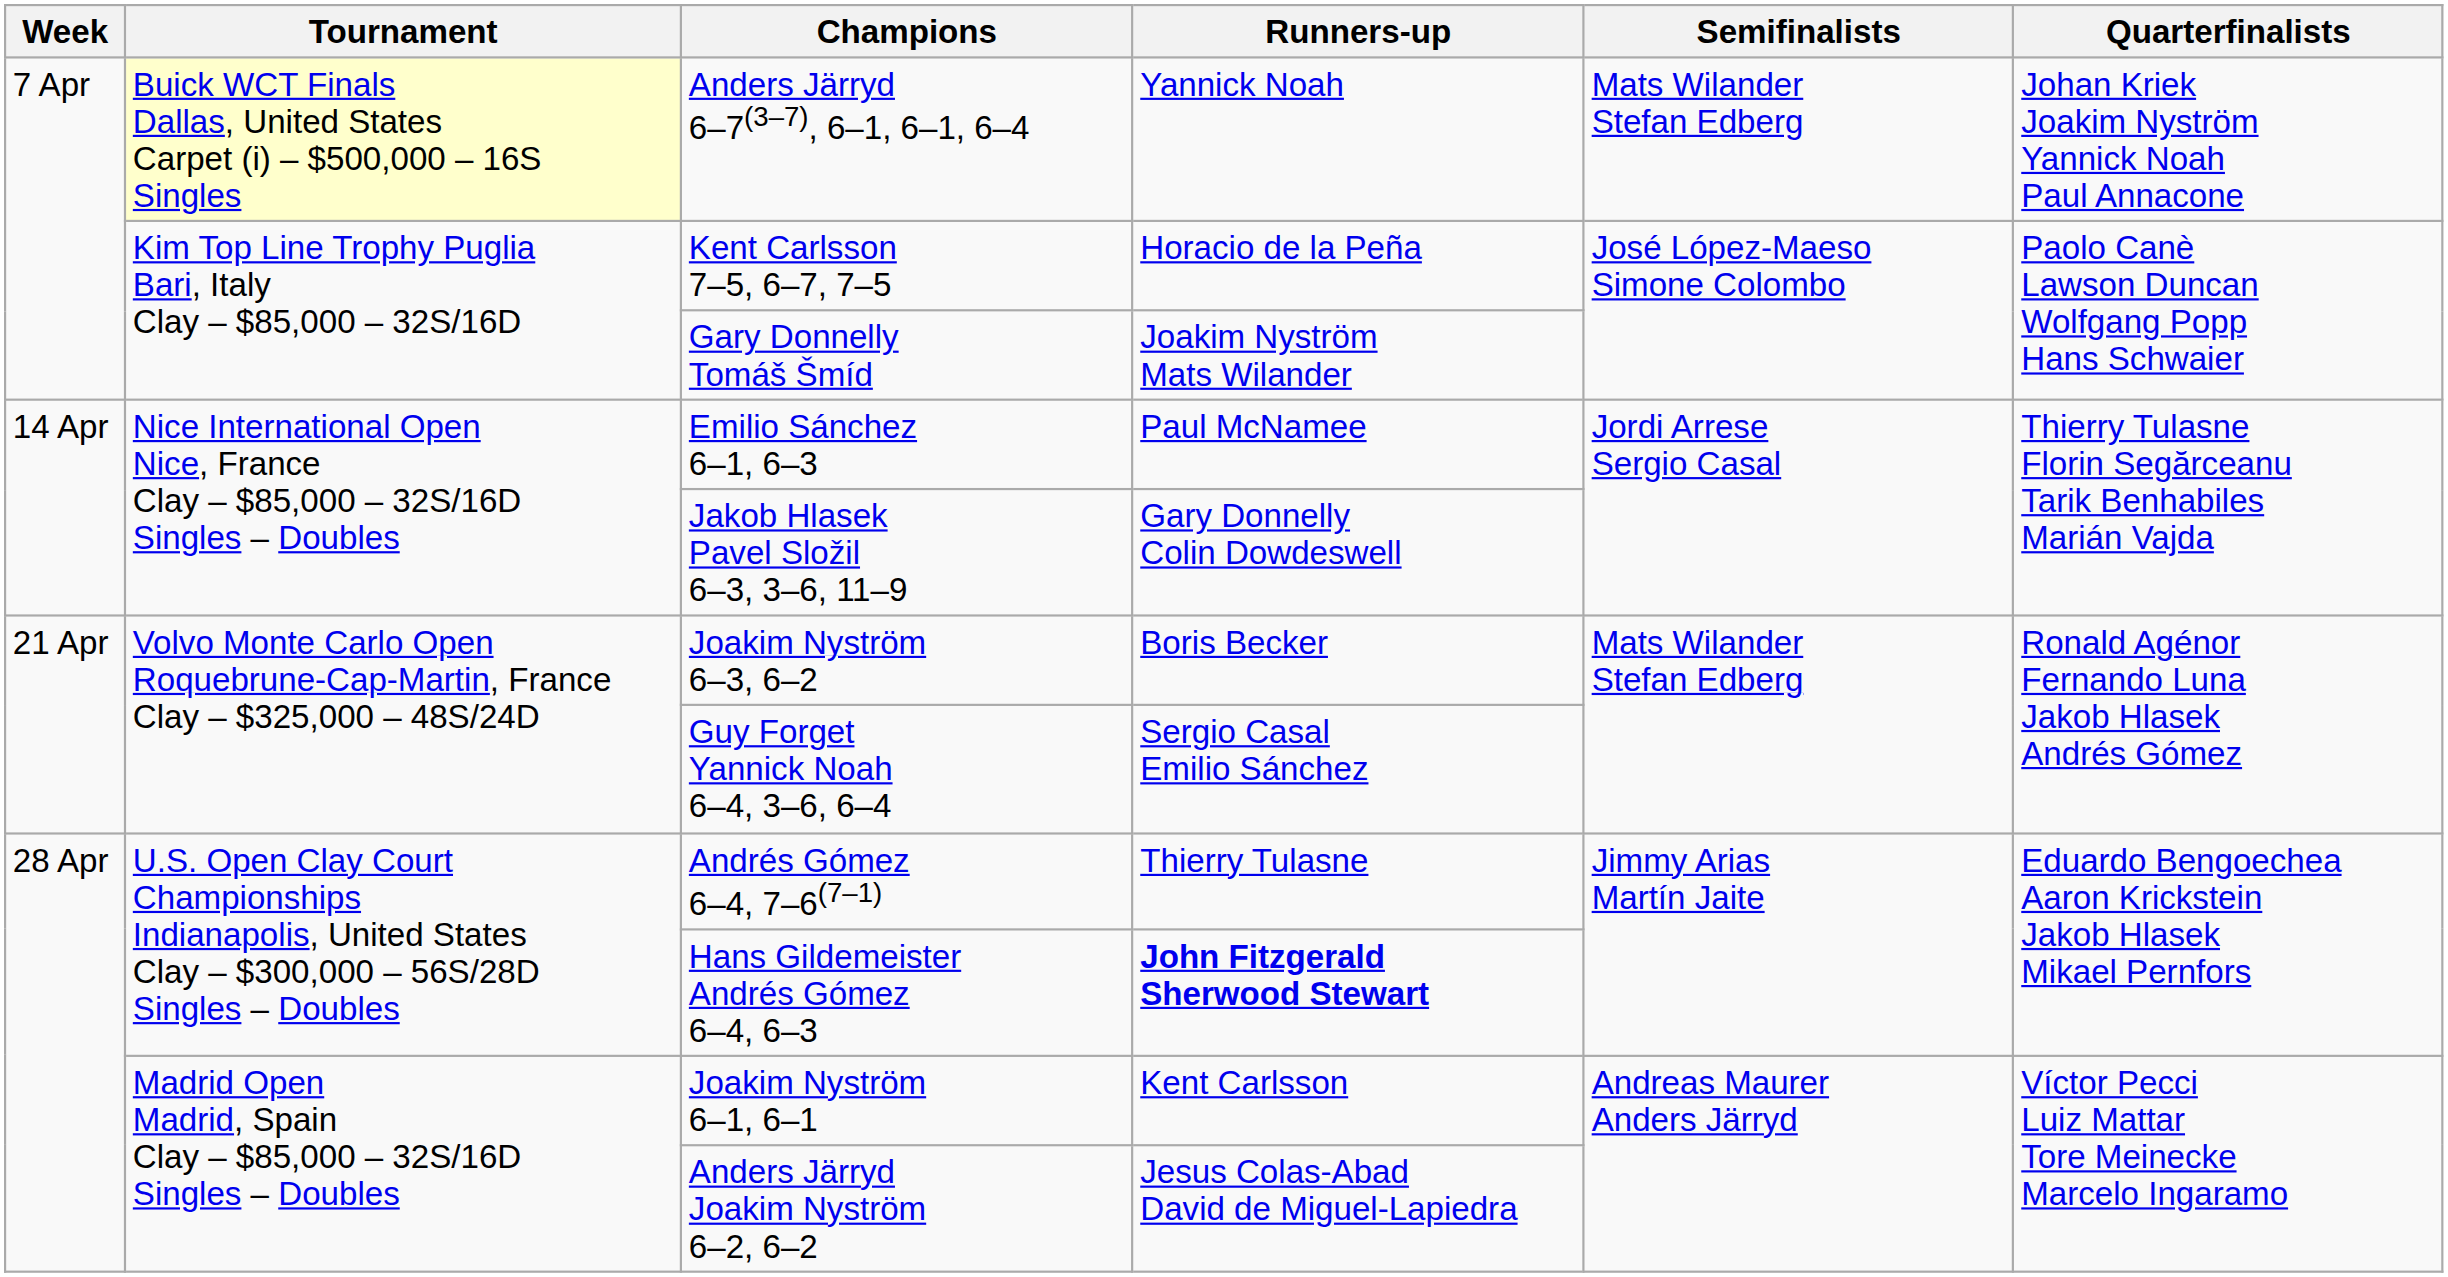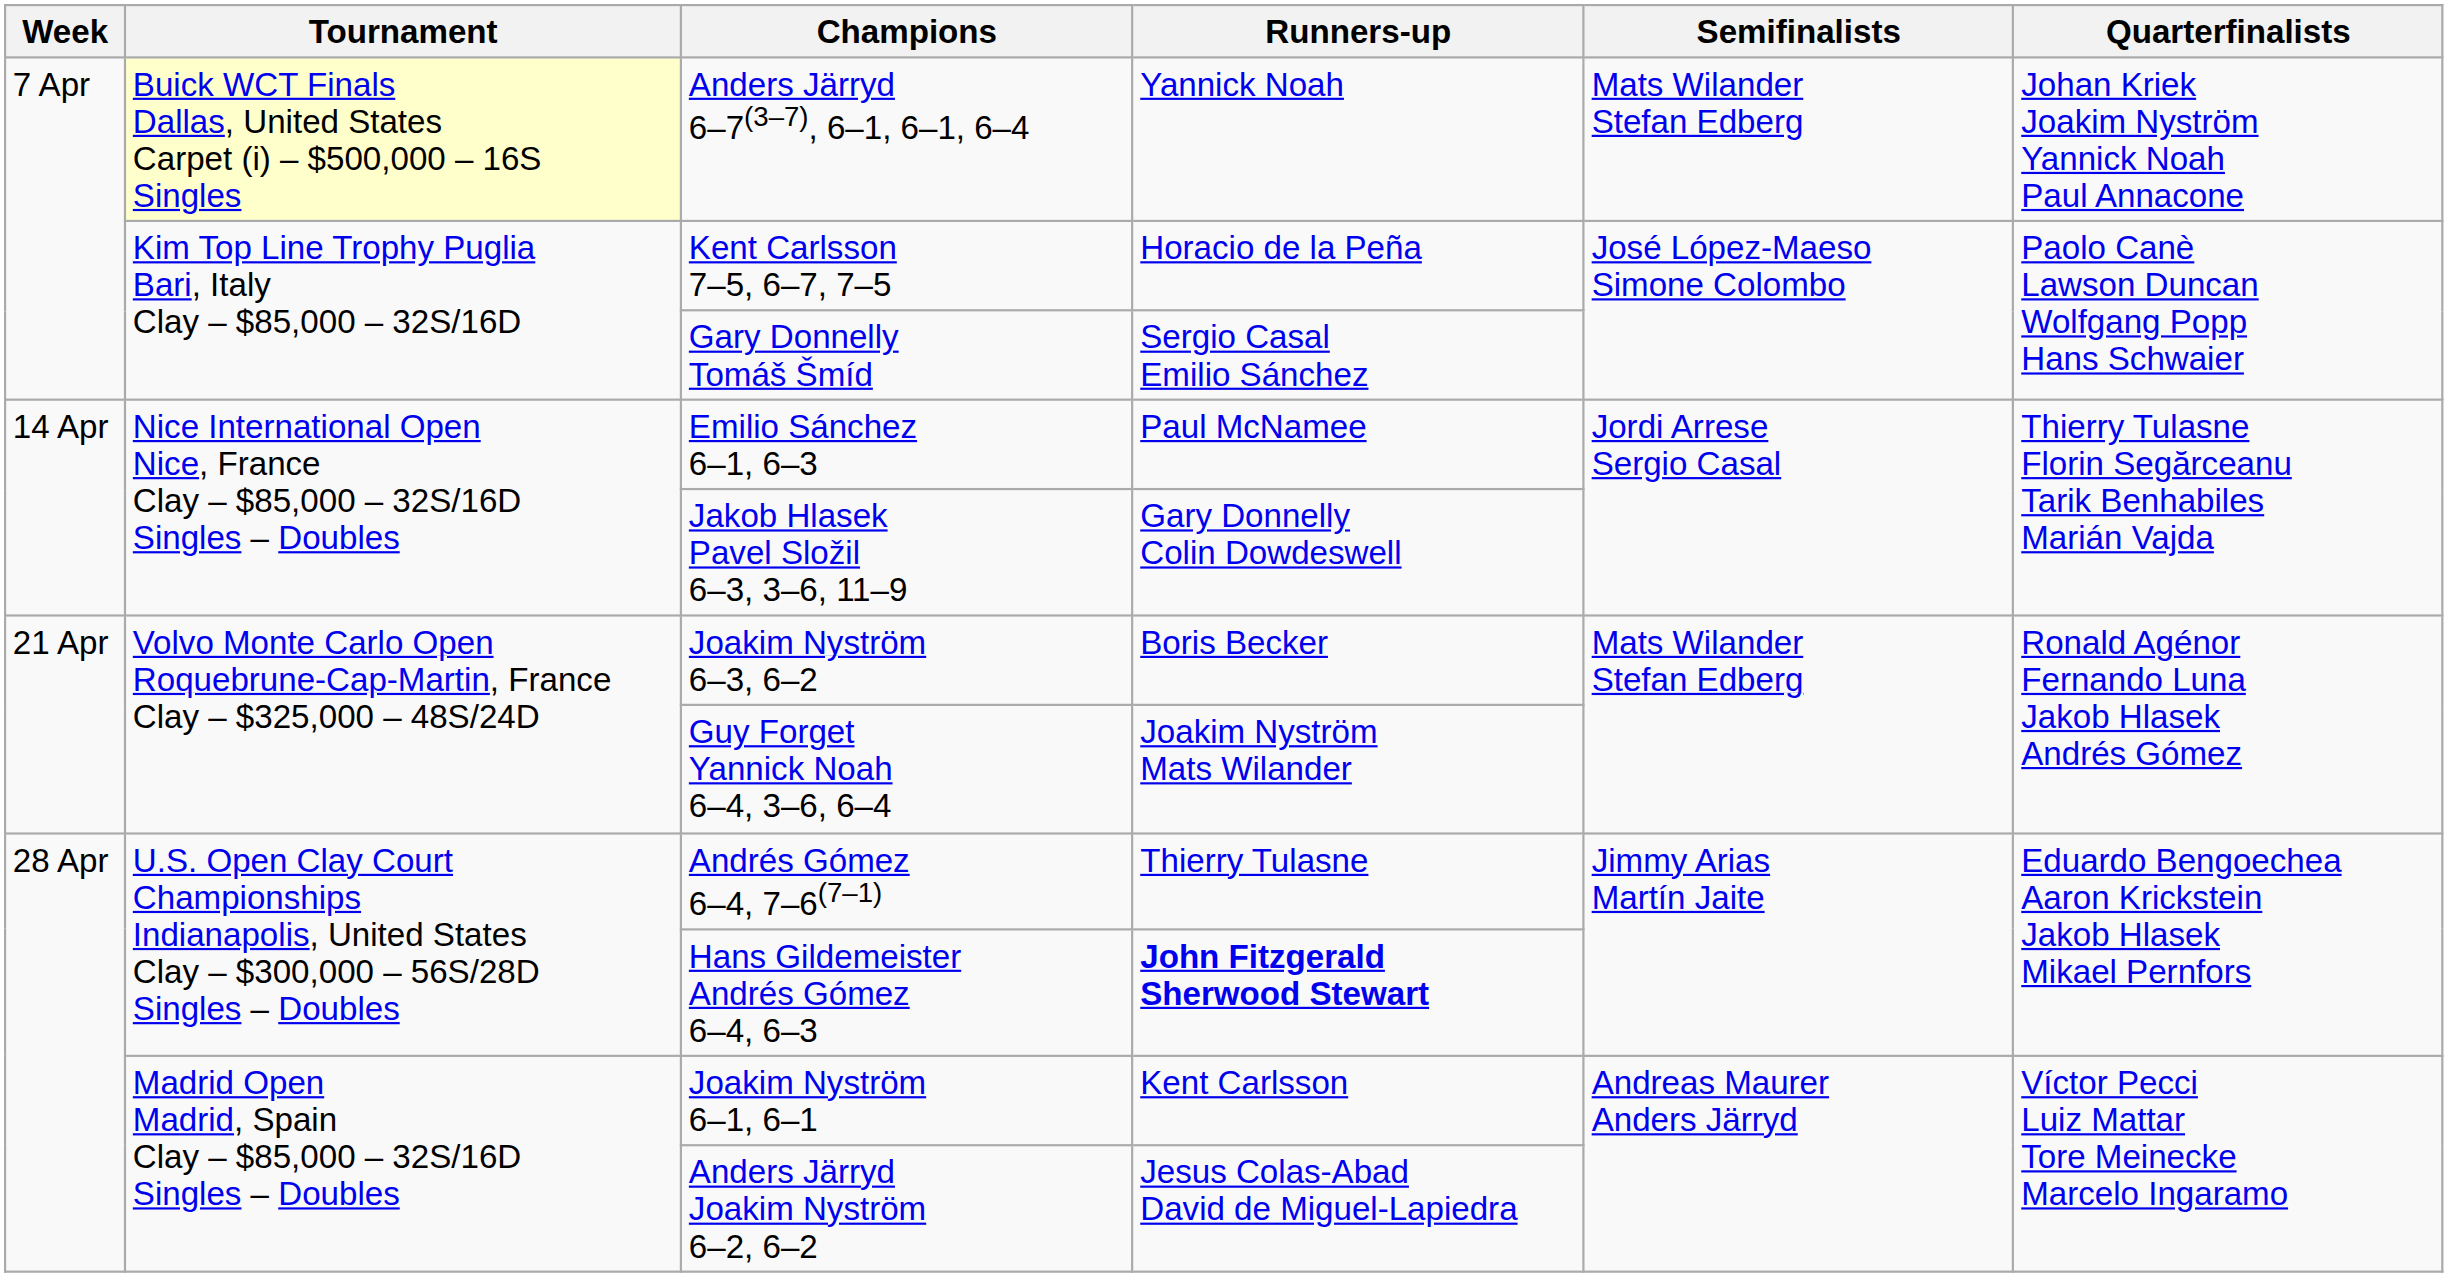(1259, 356) Joakim Nyström Mats Wilander -> (1254, 356) Sergio Casal Emilio Sánchez
(1254, 751) Sergio Casal Emilio Sánchez -> (1259, 751) Joakim Nyström Mats Wilander
